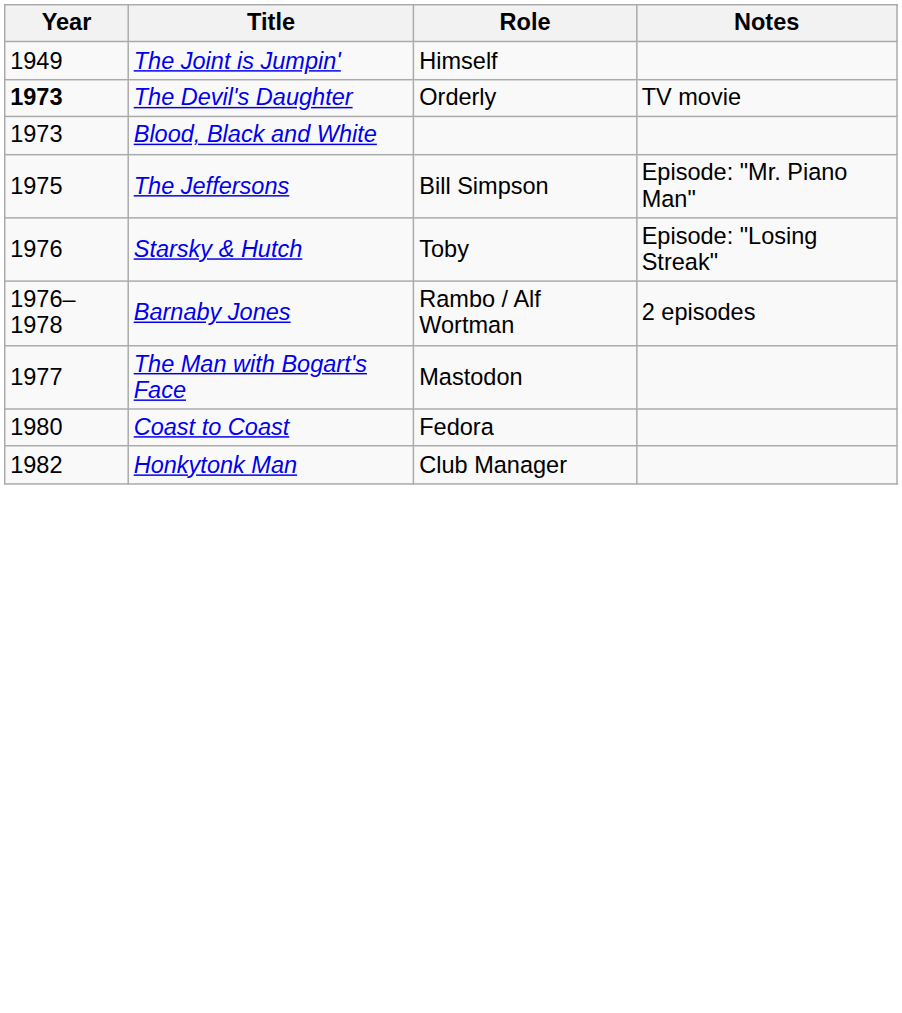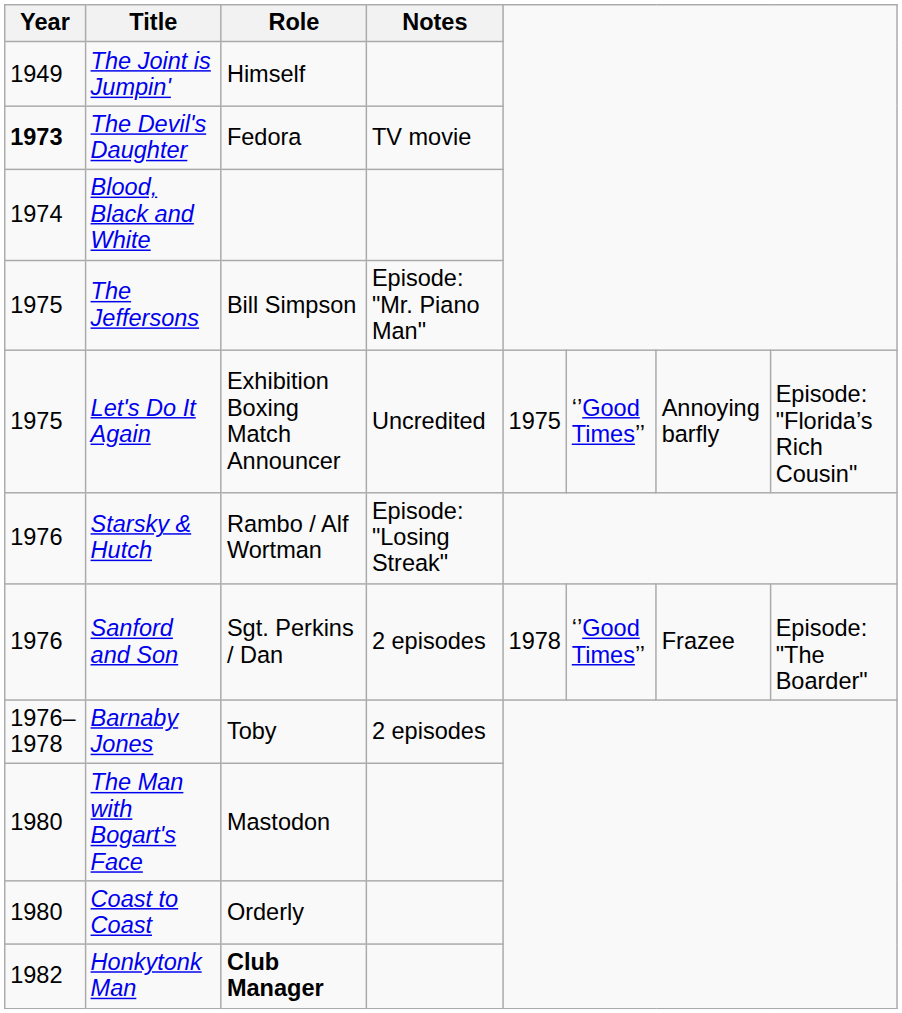(458, 97) Orderly -> (264, 137) Fedora
(36, 135) 1973 -> (36, 214) 1974
+ row: (143, 421)
(444, 249) Toby -> (288, 538) Rambo / Alf Wortman
+ row: (134, 641)
(480, 313) Rambo / Alf Wortman -> (252, 731) Toby
(36, 376) 1977 -> (36, 821) 1980
(457, 427) Fedora -> (265, 912) Orderly
(493, 464) normal -> (275, 975) bold
